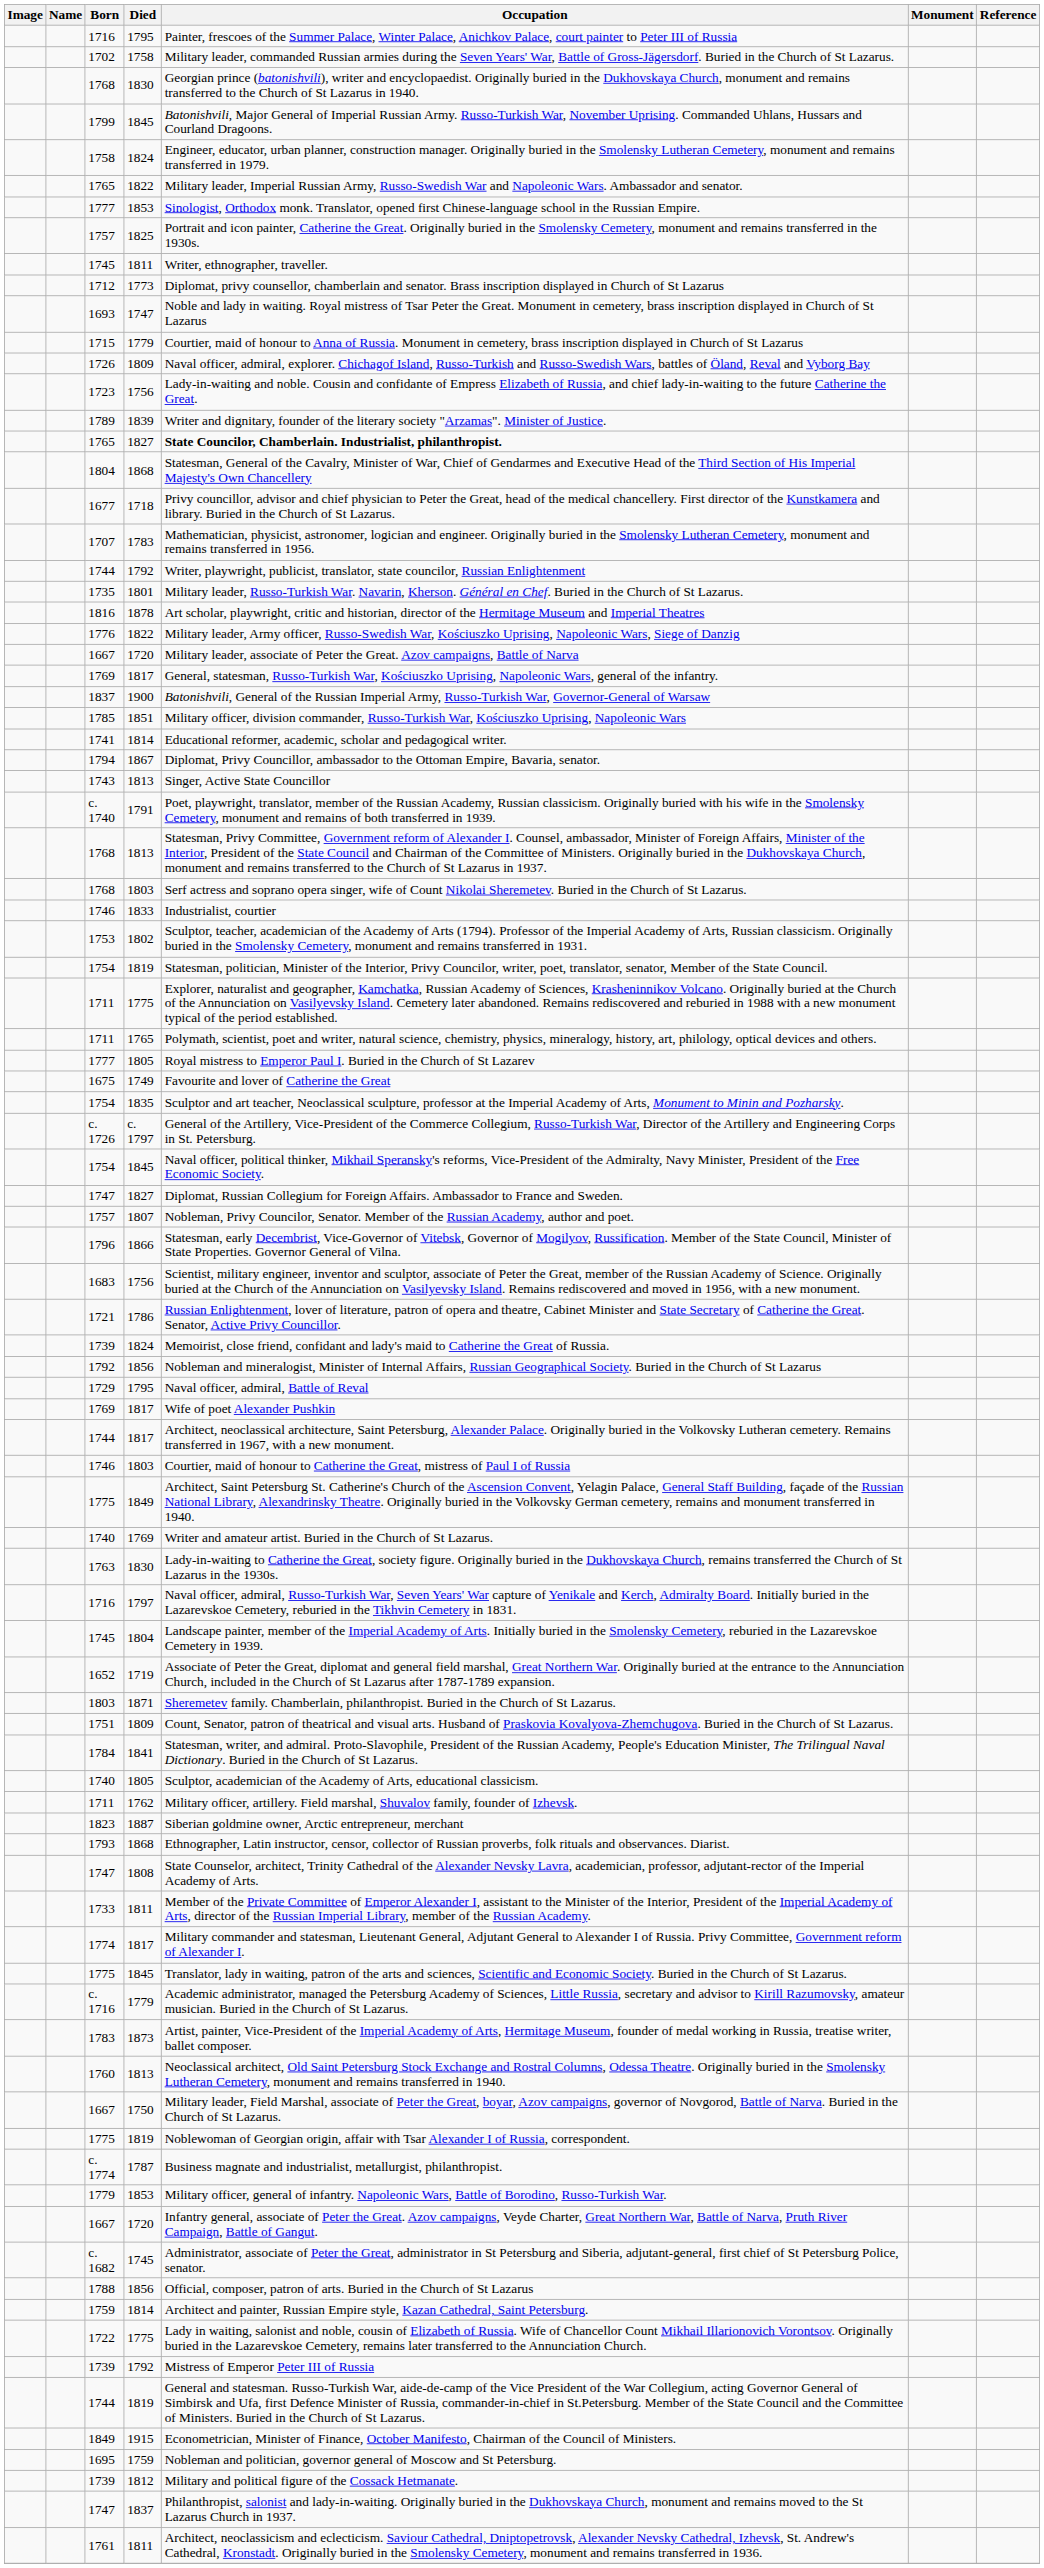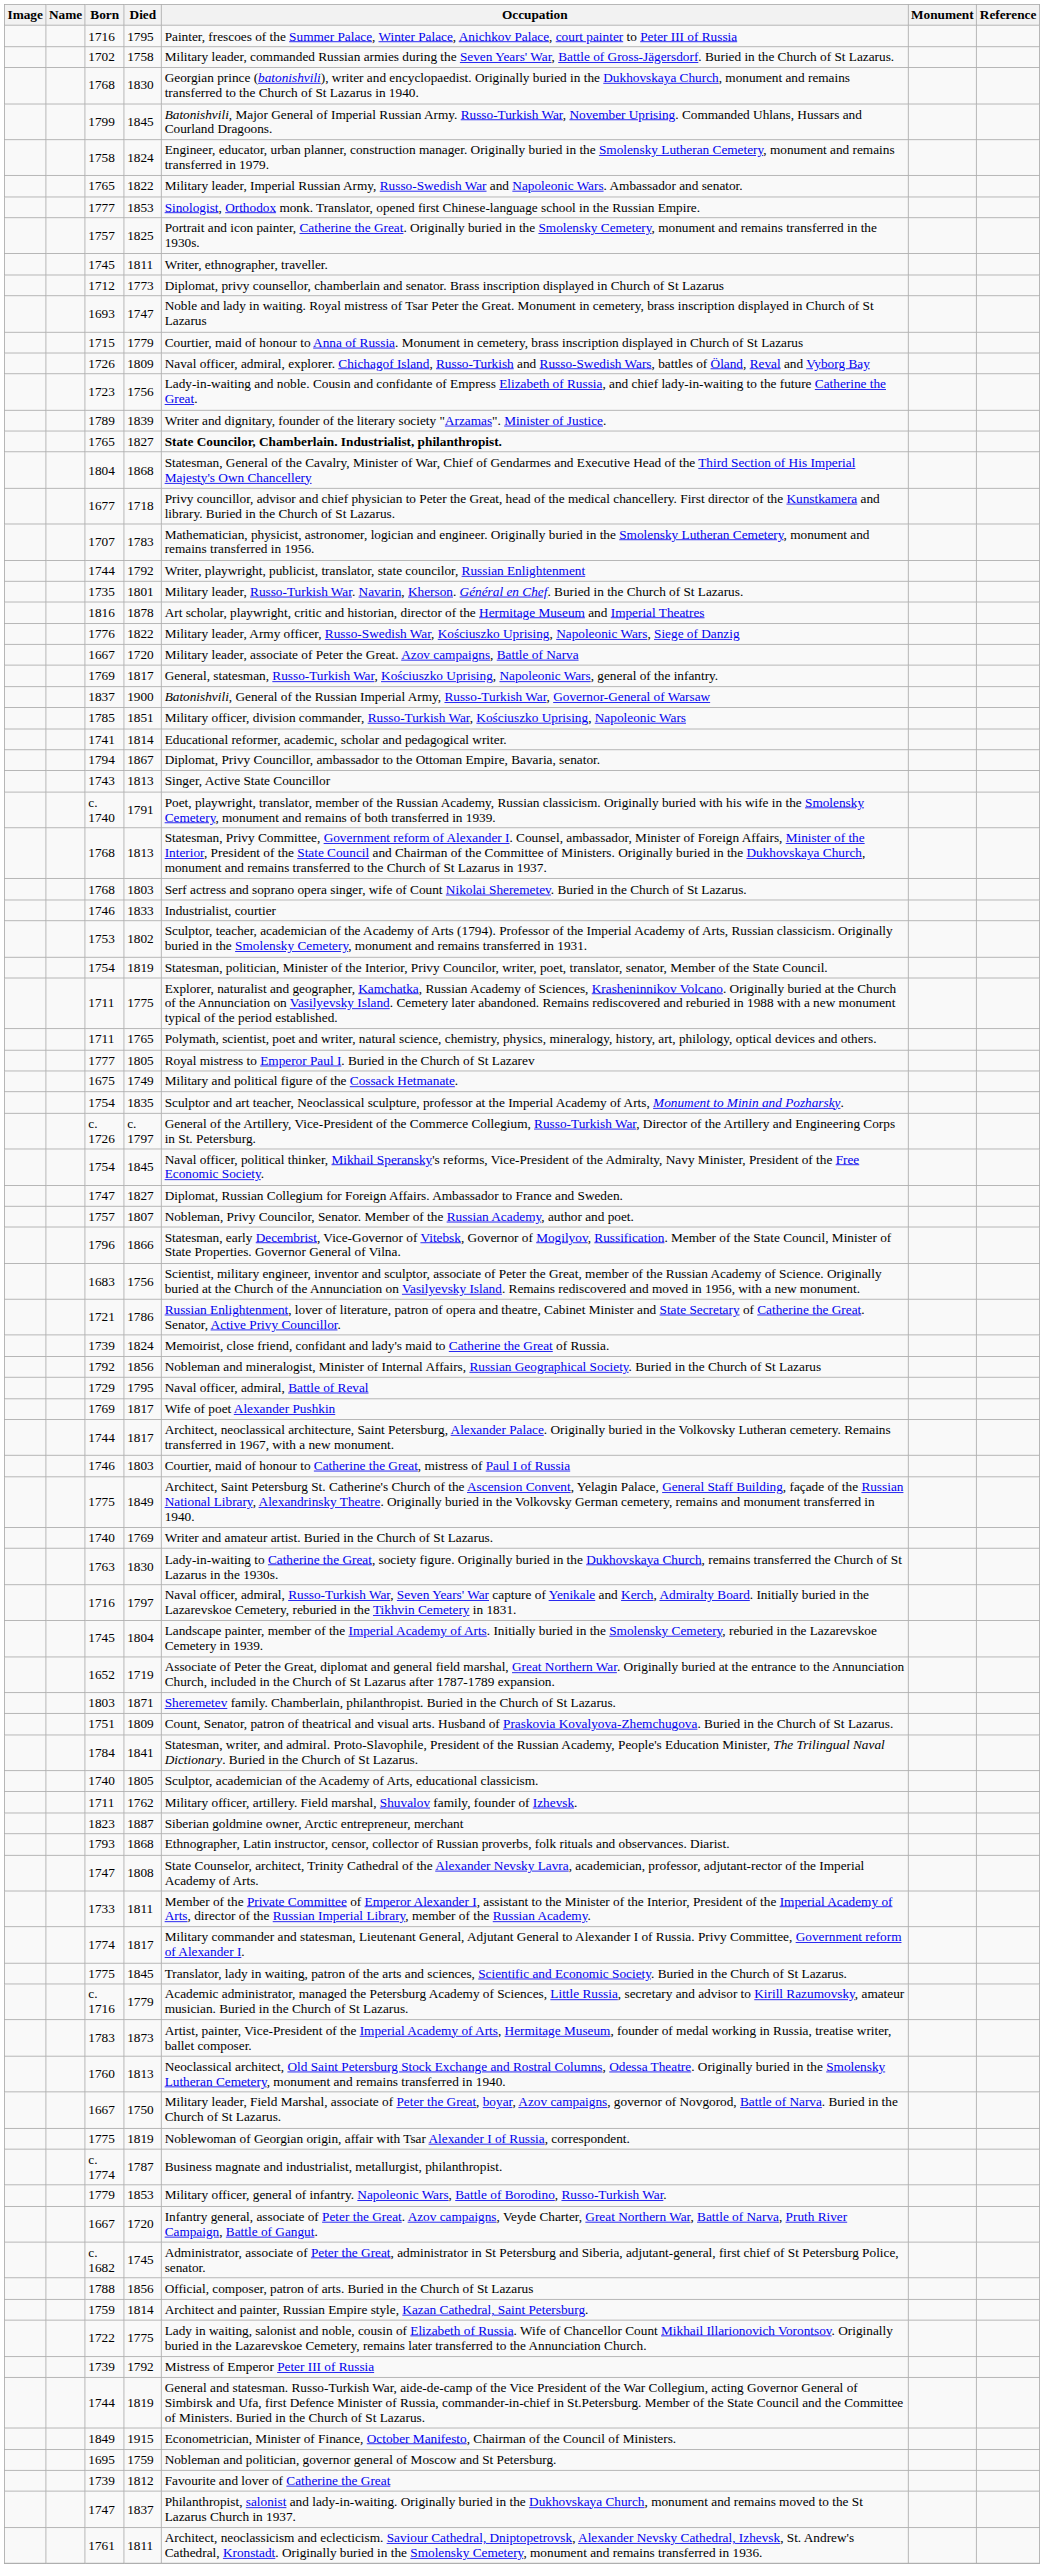(277, 1081) Favourite and lover of Catherine the Great -> (311, 1081) Military and political figure of the Cossack Hetmanate.
(311, 2480) Military and political figure of the Cossack Hetmanate. -> (277, 2480) Favourite and lover of Catherine the Great
